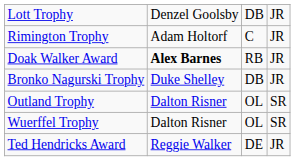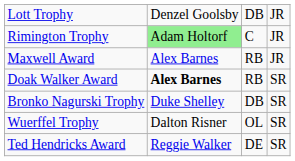(189, 36) no background -> (189, 36) lightgreen background
+ row: (51, 58)
(277, 58) JR -> (278, 79) SR
(277, 79) JR -> (278, 101) SR
- row: (51, 101)
(277, 144) JR -> (278, 144) SR
